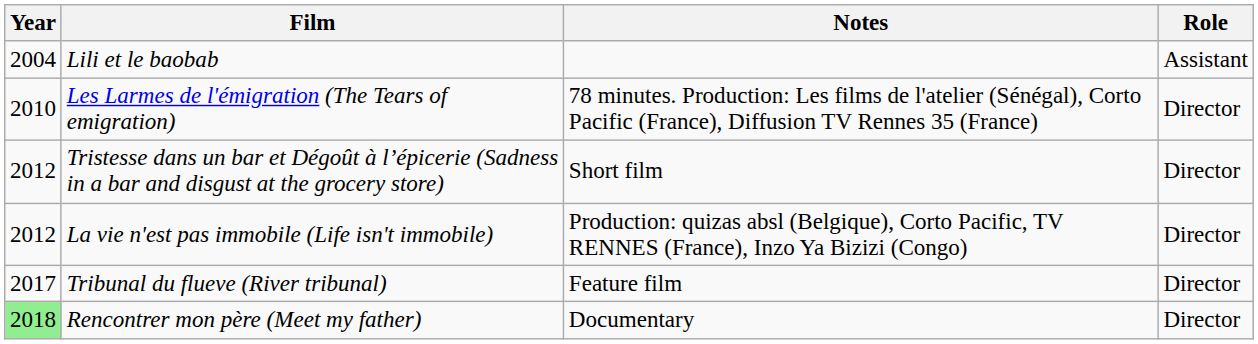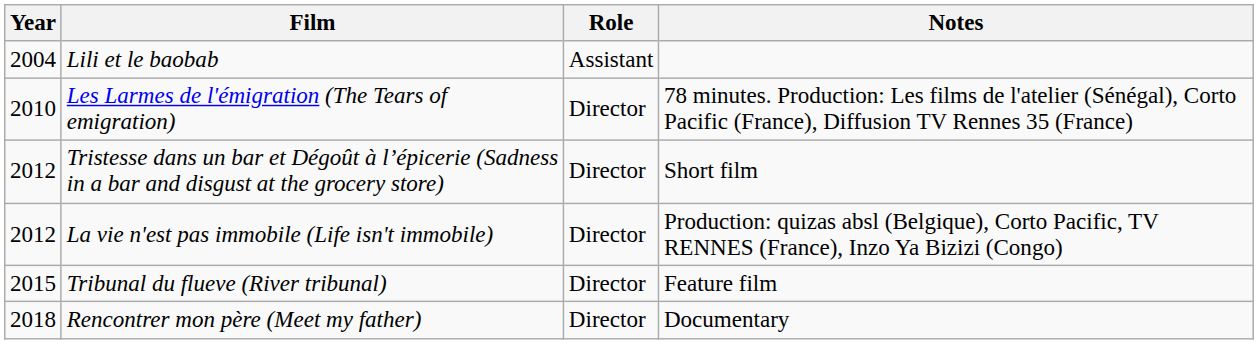columns swapped: (1206, 22) <-> (861, 22)
(33, 283) 2017 -> (33, 283) 2015
(33, 319) lightgreen background -> (33, 319) no background
